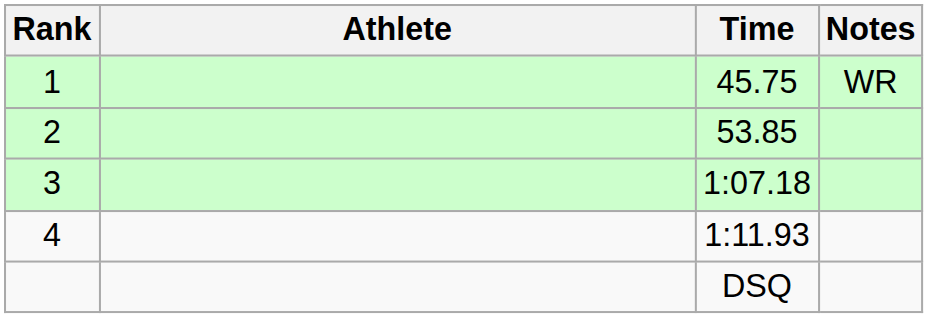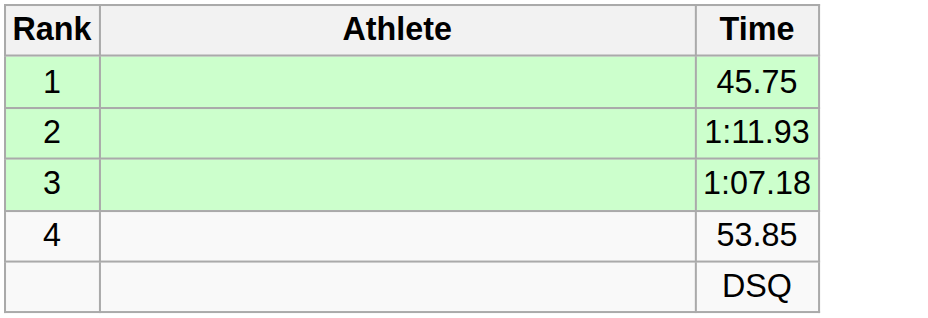- column: (871, 30)
(757, 132) 53.85 -> (757, 132) 1:11.93
(757, 235) 1:11.93 -> (757, 235) 53.85
